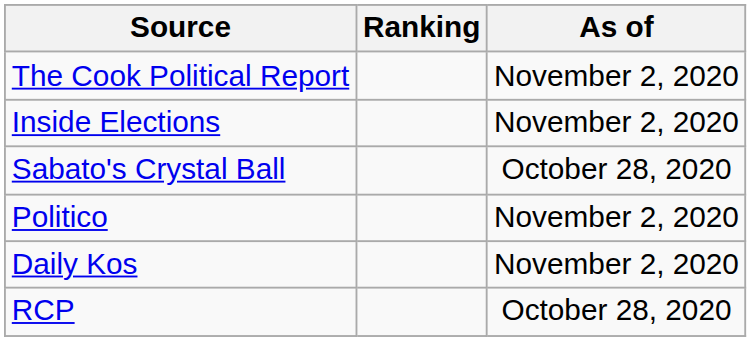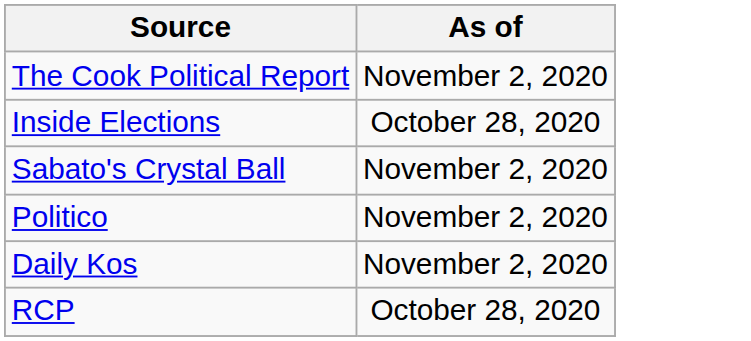- column: (422, 28)
(617, 122) November 2, 2020 -> (485, 122) October 28, 2020
(617, 169) October 28, 2020 -> (485, 169) November 2, 2020
